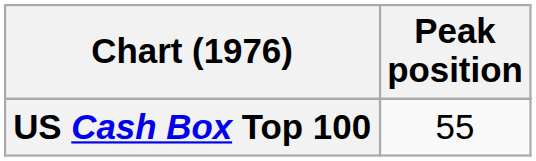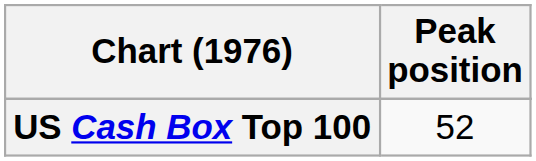(455, 126) 55 -> (455, 126) 52
